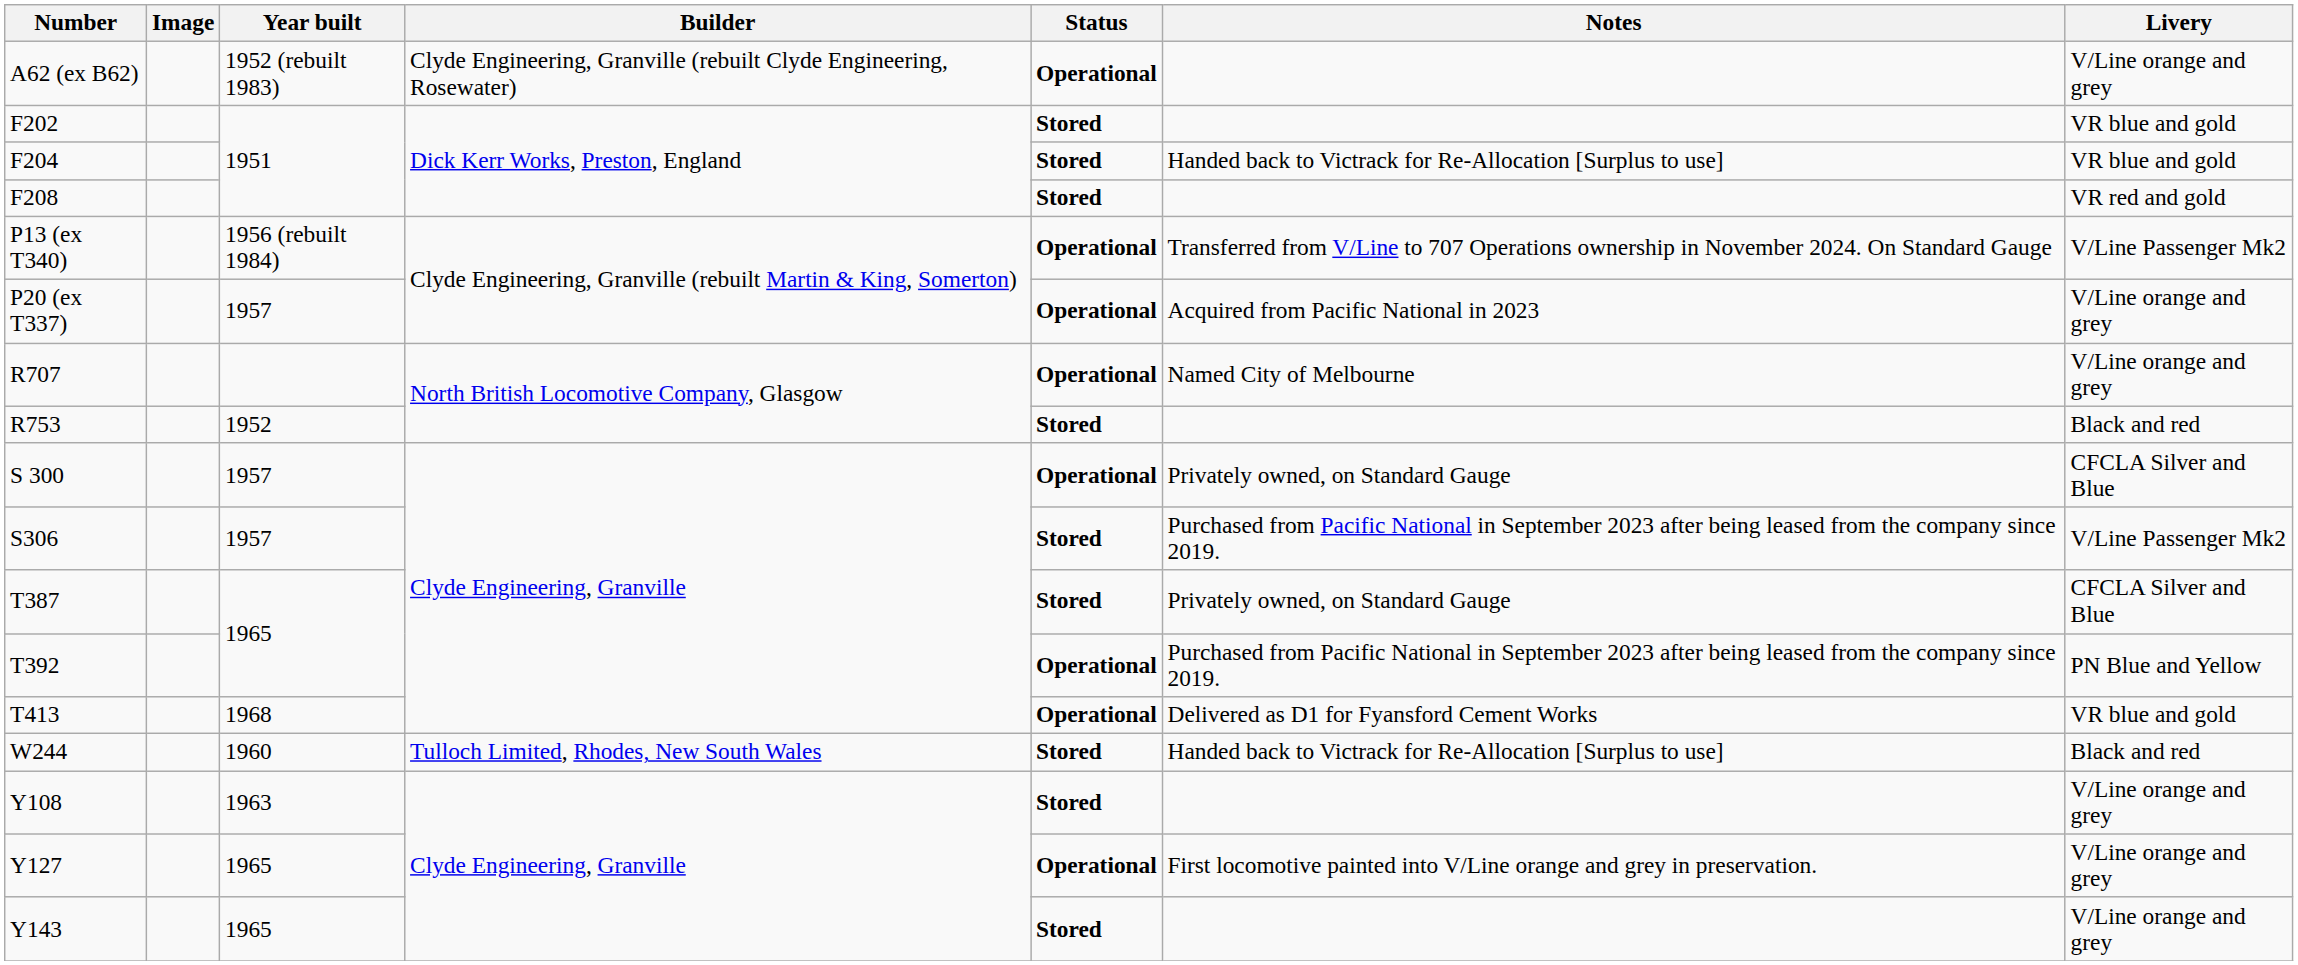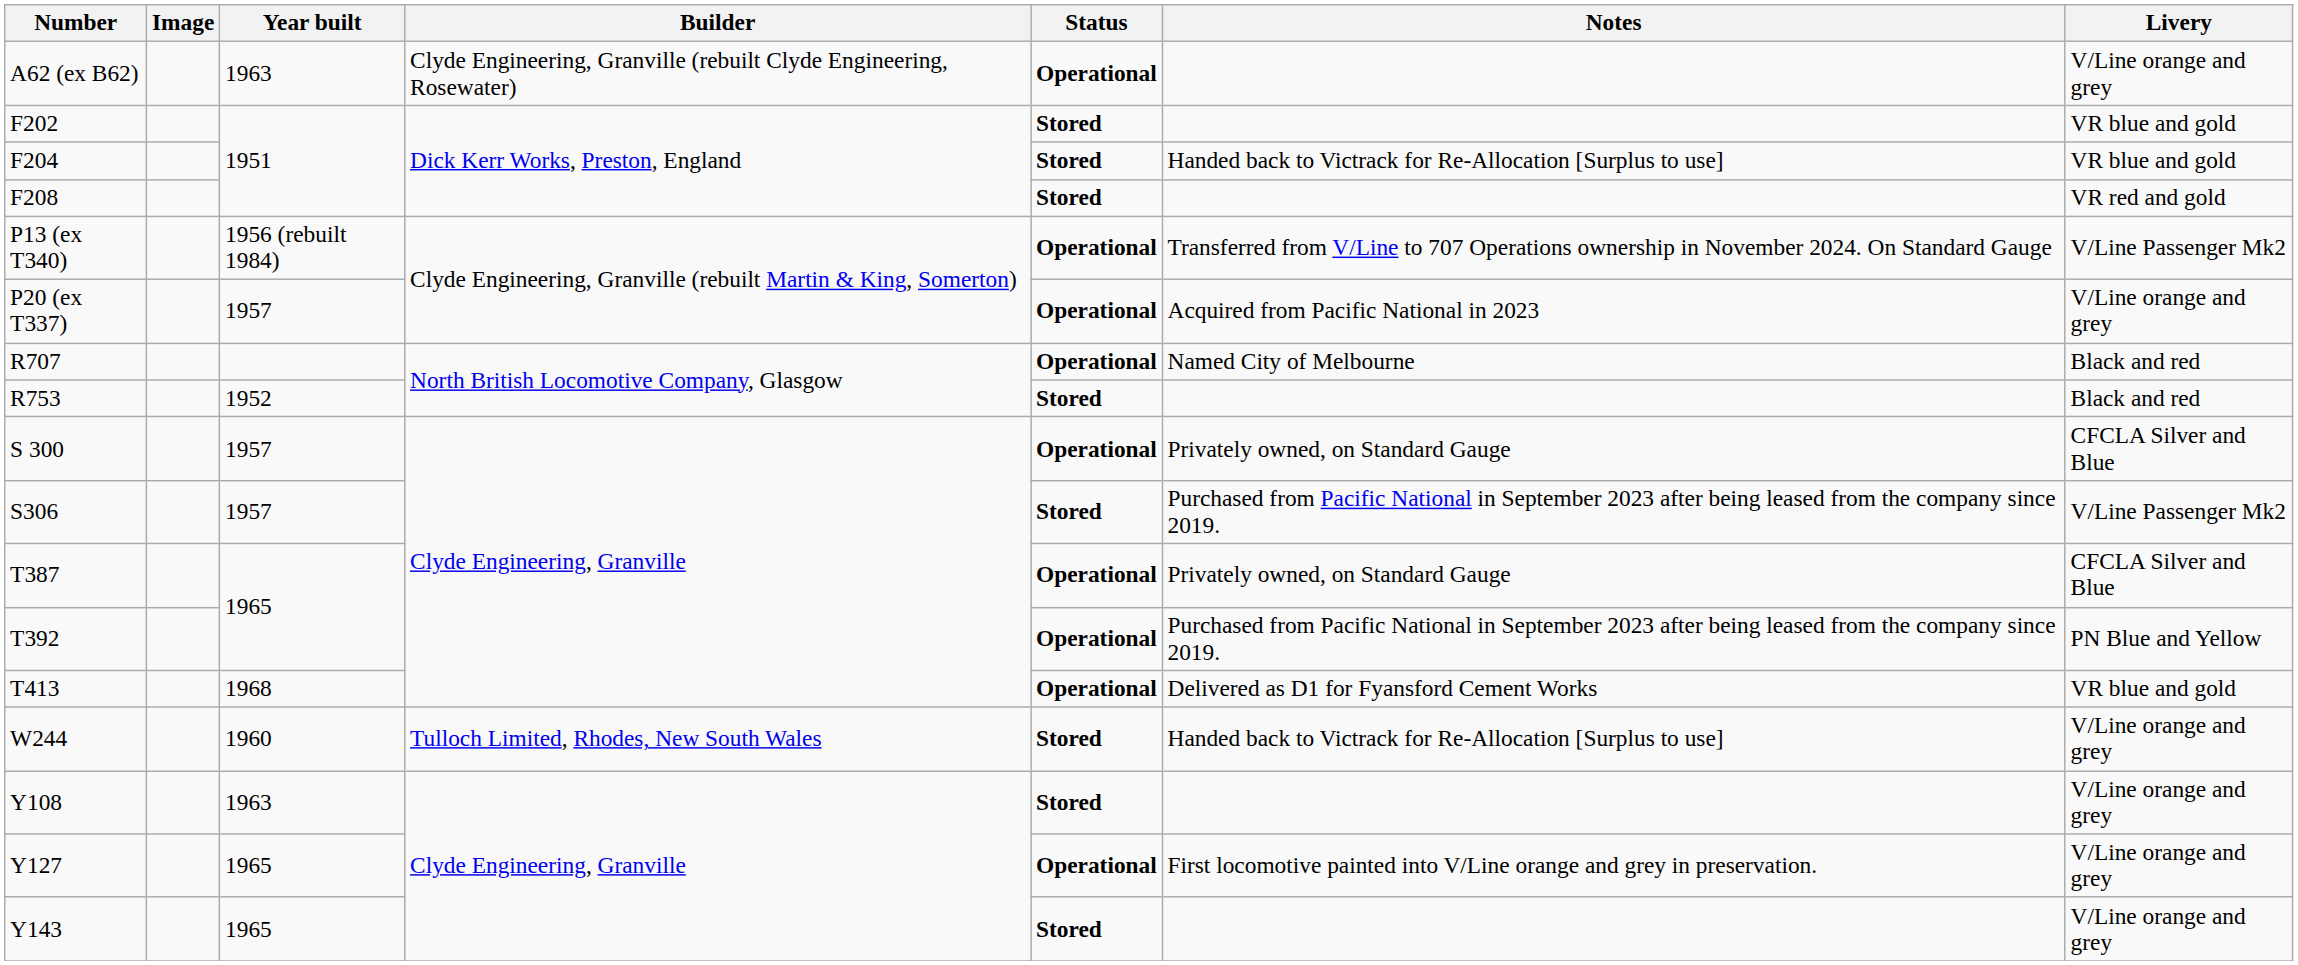(286, 73) 1952 (rebuilt 1983) -> (248, 73) 1963
(2158, 374) V/Line orange and grey -> (2135, 361) Black and red
(1069, 601) Stored -> (1096, 575) Operational
(2135, 751) Black and red -> (2158, 738) V/Line orange and grey
